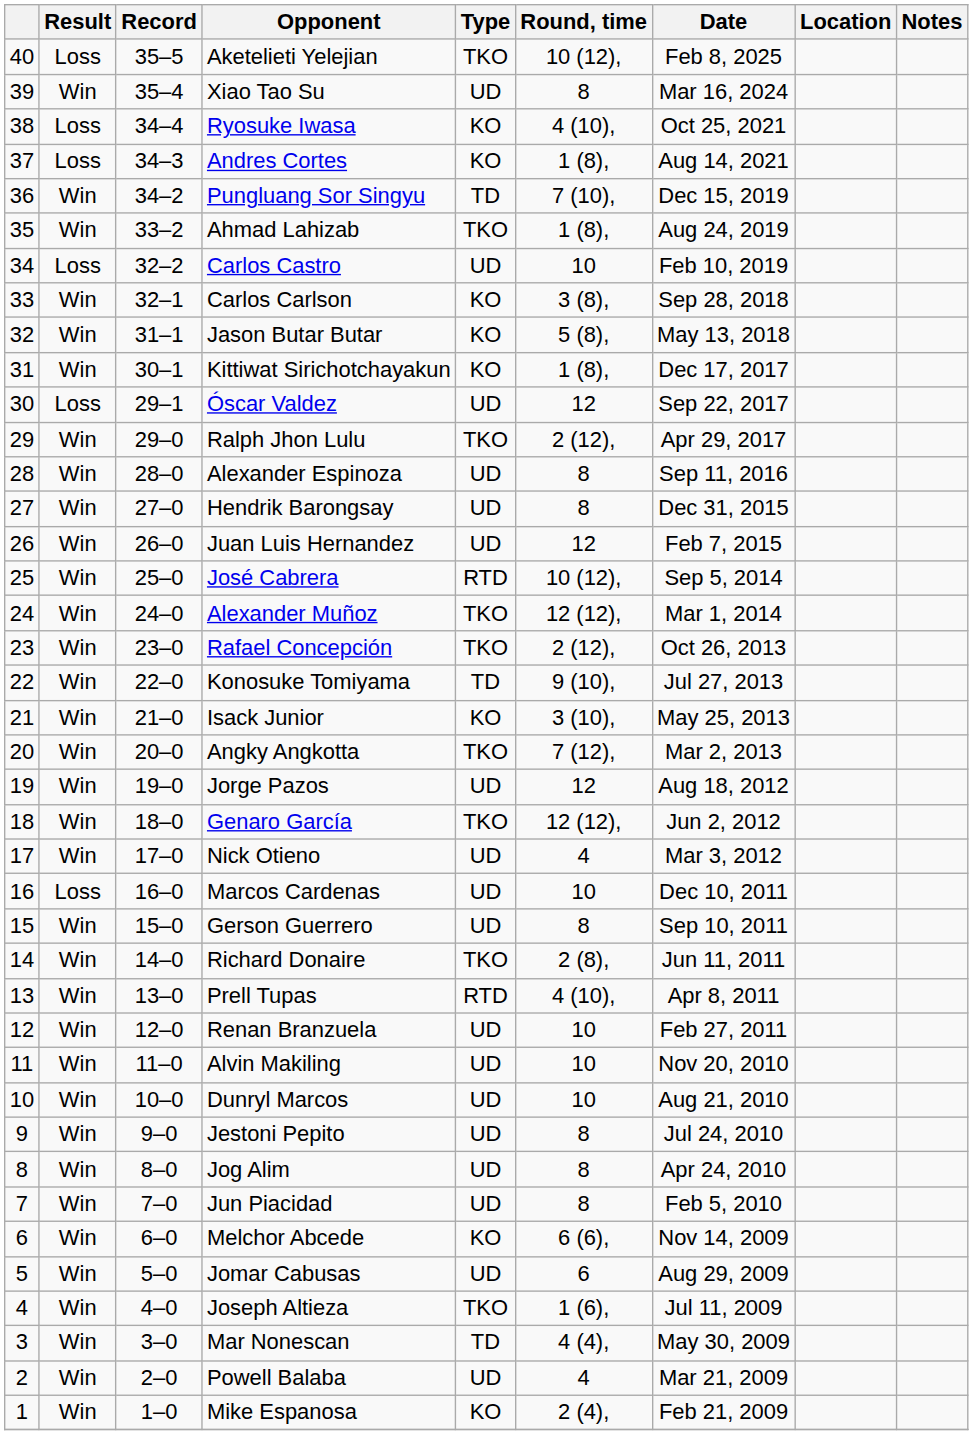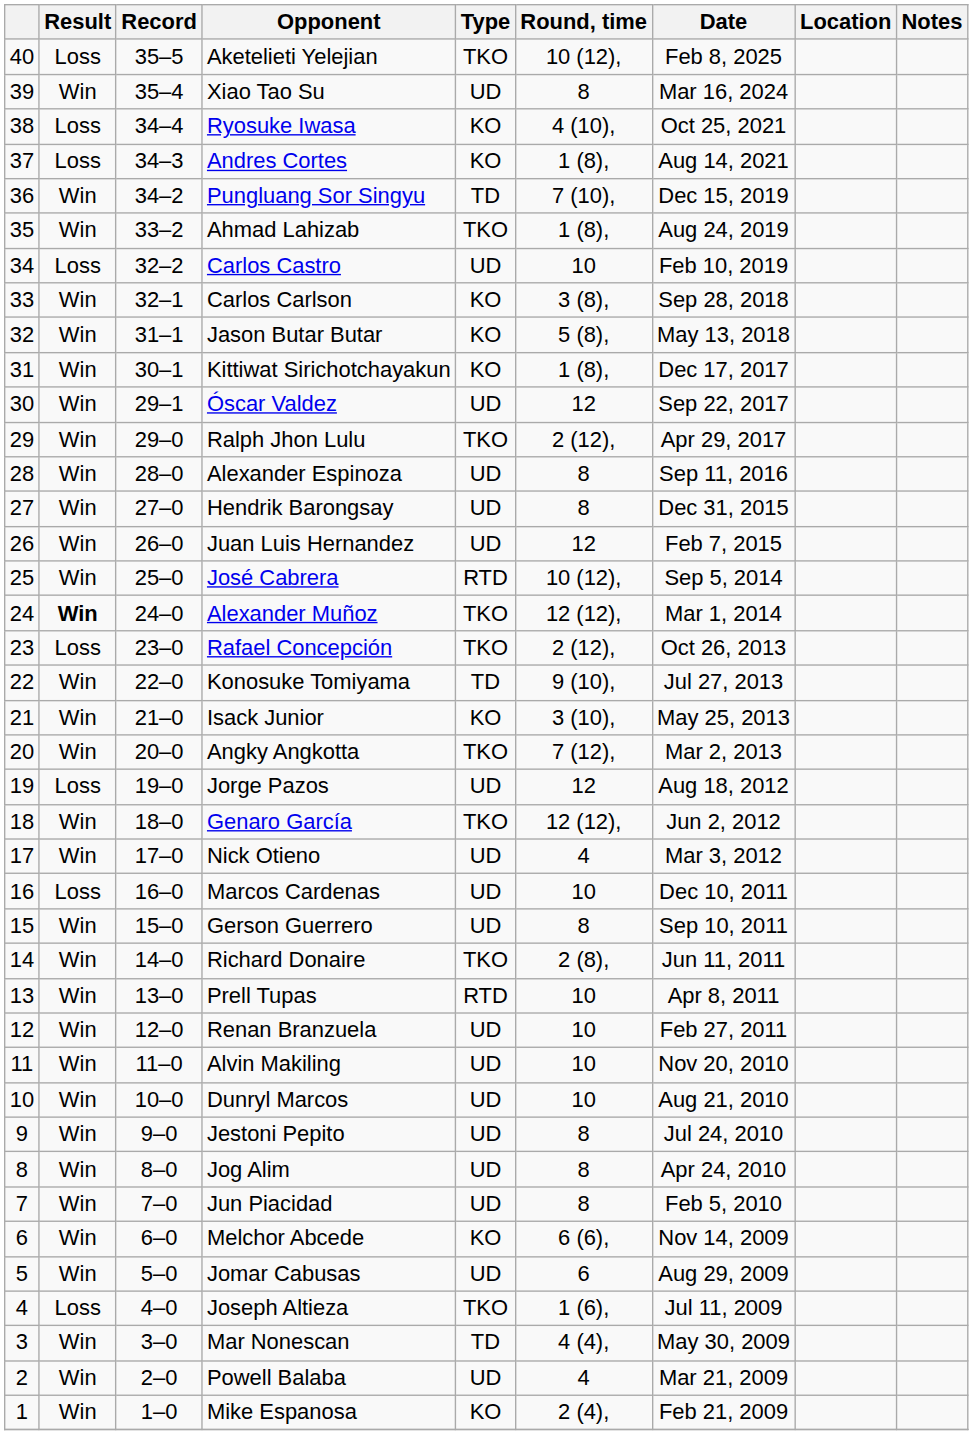(78, 404) Loss -> (78, 404) Win
(78, 612) normal -> (78, 612) bold
(78, 647) Win -> (78, 647) Loss
(78, 786) Win -> (78, 786) Loss
(584, 995) 4 (10), -> (584, 995) 10
(78, 1308) Win -> (78, 1308) Loss
